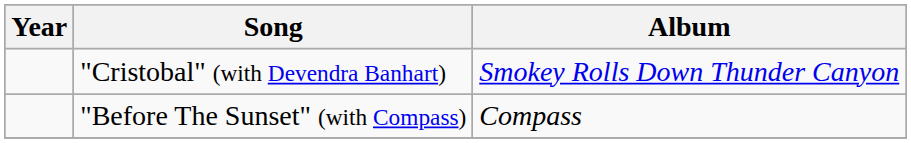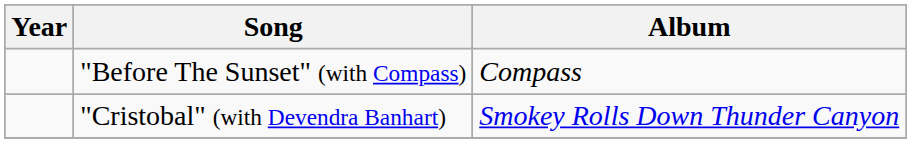rows swapped: (263, 71) <-> (273, 115)
